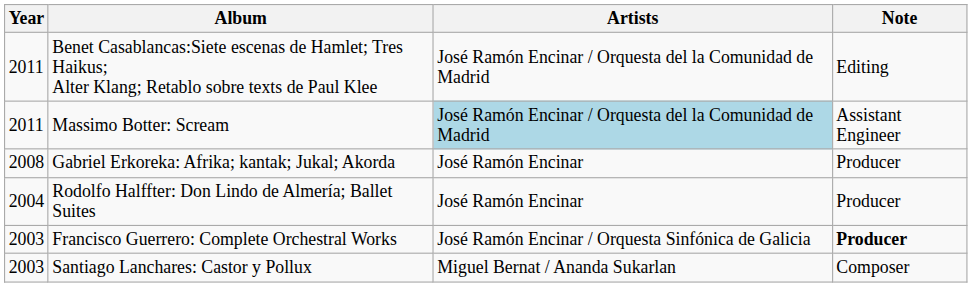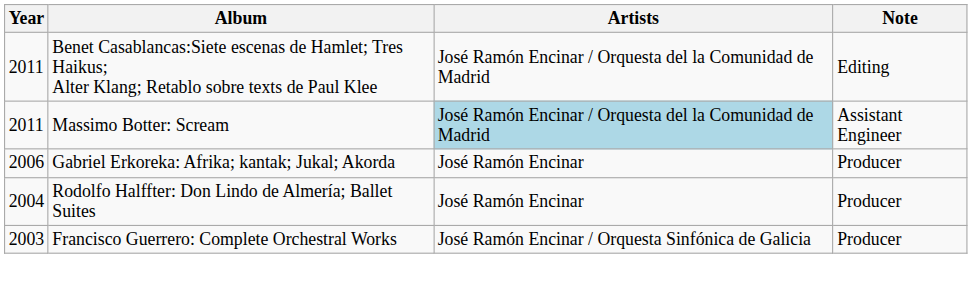(26, 163) 2008 -> (26, 163) 2006
(872, 239) bold -> (869, 239) normal
- row: (182, 267)
